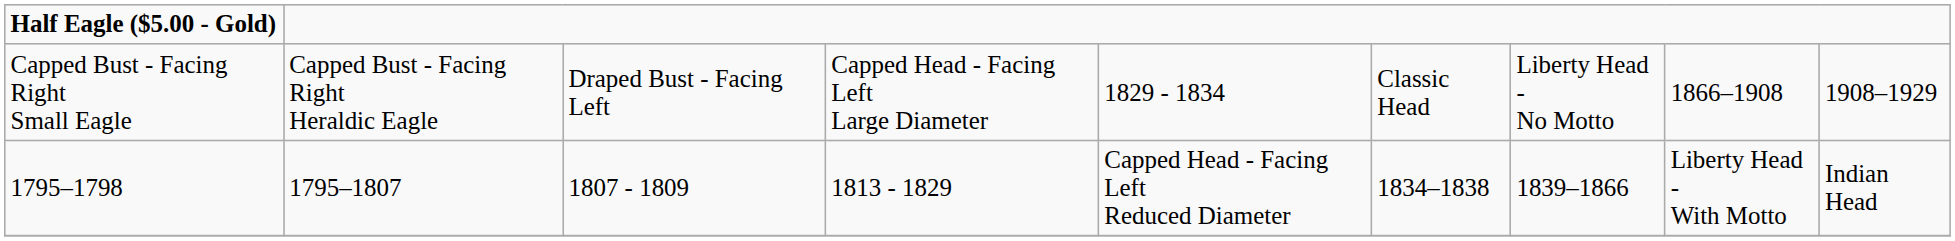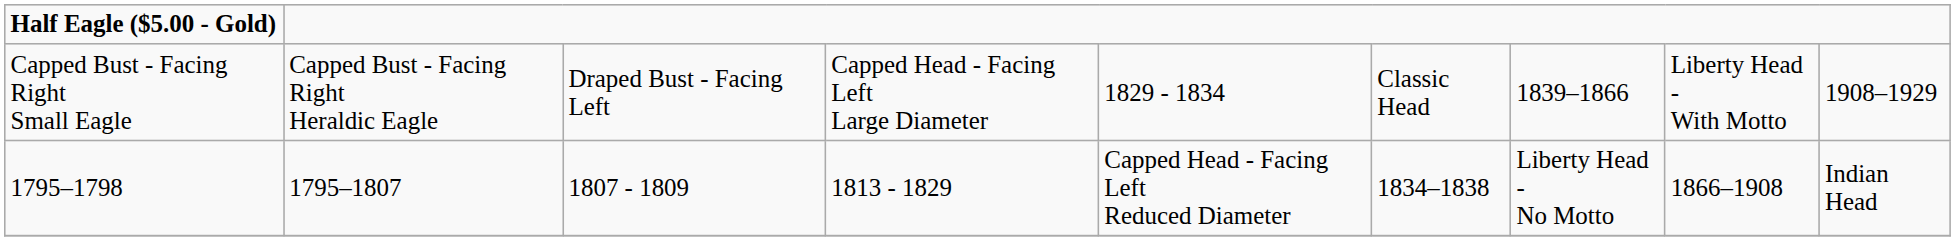(1583, 91) Liberty Head - No Motto -> (1573, 91) 1839–1866
(1727, 91) 1866–1908 -> (1737, 91) Liberty Head - With Motto
(1573, 187) 1839–1866 -> (1583, 187) Liberty Head - No Motto
(1737, 187) Liberty Head - With Motto -> (1727, 187) 1866–1908
